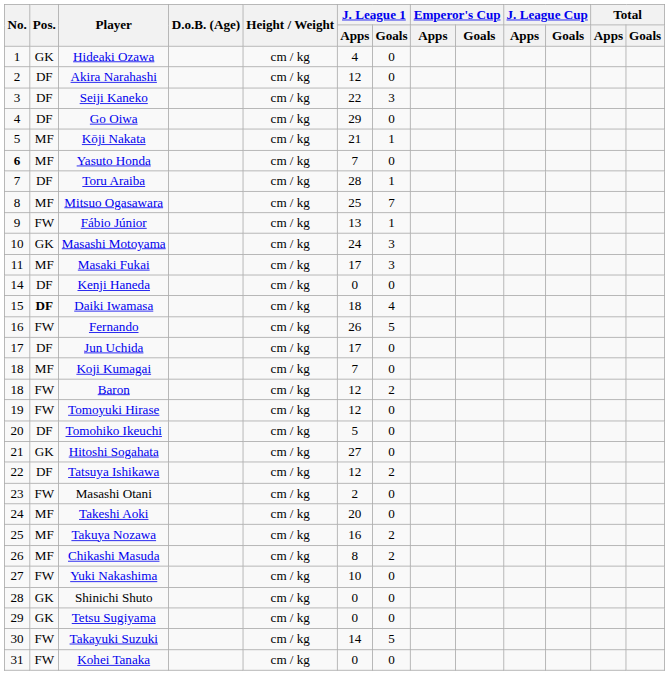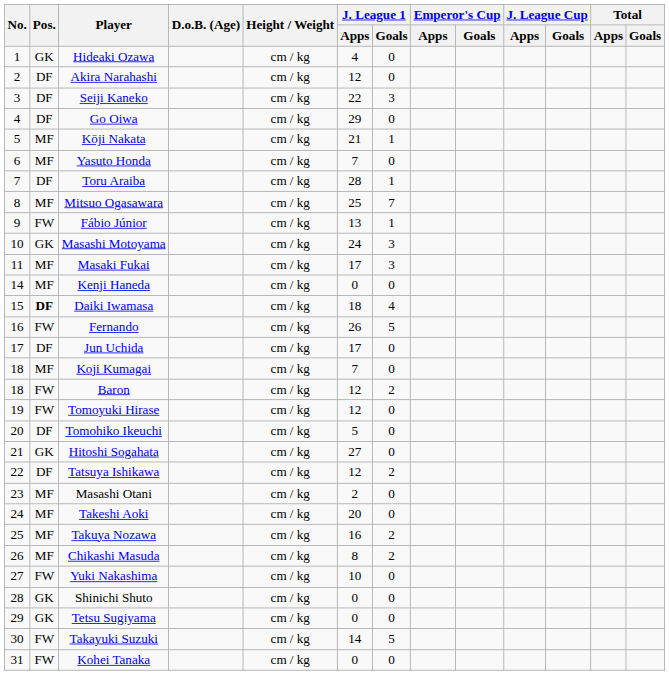(17, 160) bold -> (17, 160) normal
(44, 285) DF -> (44, 285) MF
(44, 493) FW -> (44, 493) MF
